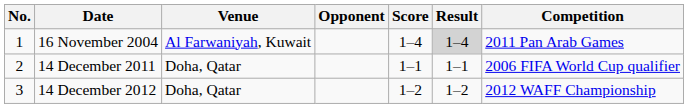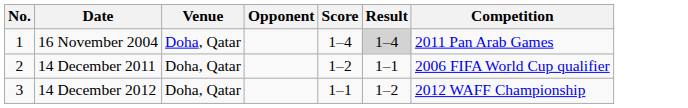(238, 41) Al Farwaniyah, Kuwait -> (203, 41) Doha, Qatar
(410, 66) 1–1 -> (340, 66) 1–2
(410, 90) 1–2 -> (340, 90) 1–1
